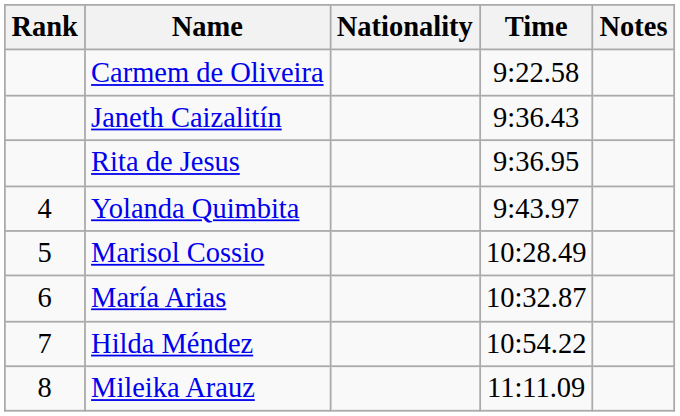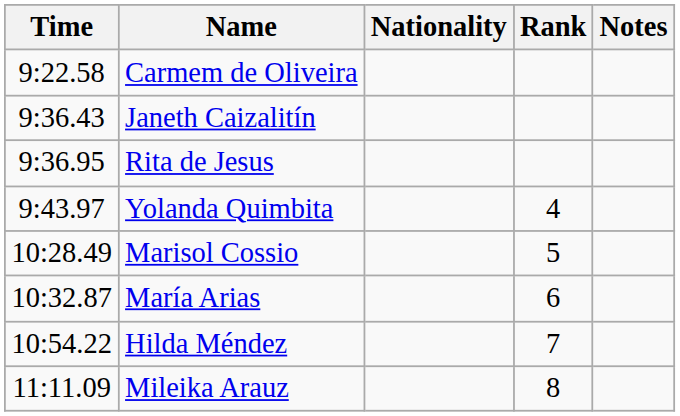columns swapped: (45, 27) <-> (536, 27)
